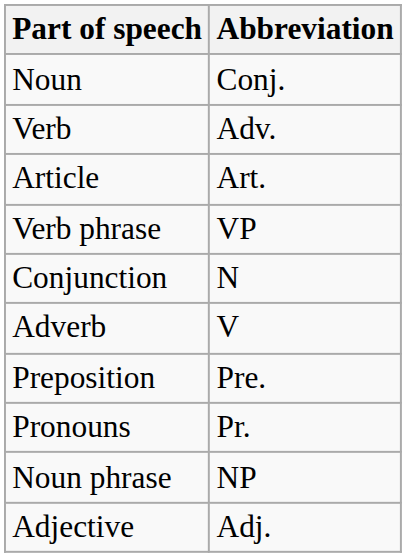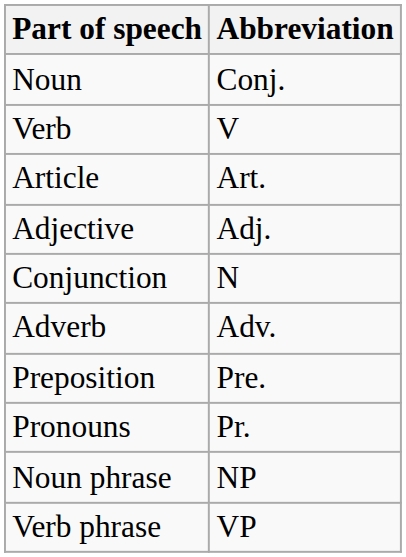(246, 128) Adv. -> (228, 128) V
rows swapped: (73, 526) <-> (87, 228)
(228, 327) V -> (246, 327) Adv.
